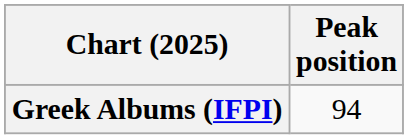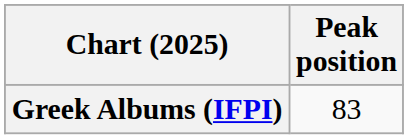(347, 108) 94 -> (347, 108) 83
